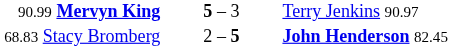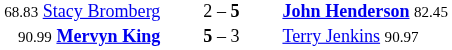rows swapped: (82, 35) <-> (89, 11)
